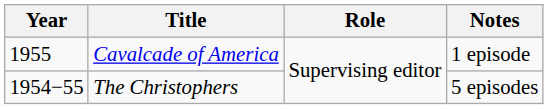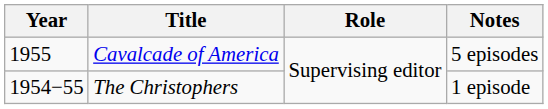(491, 53) 1 episode -> (495, 53) 5 episodes
(495, 86) 5 episodes -> (491, 86) 1 episode
